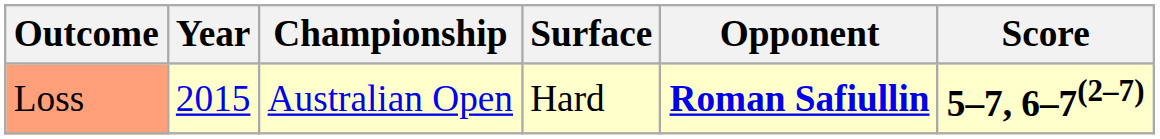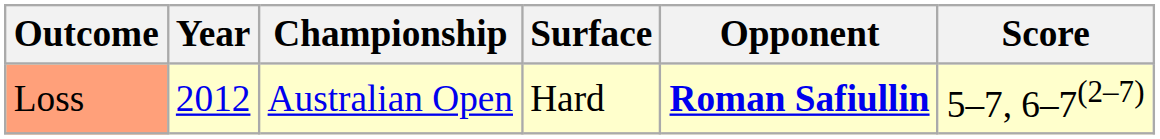(213, 98) 2015 -> (213, 98) 2012
(1046, 98) bold -> (1046, 98) normal
